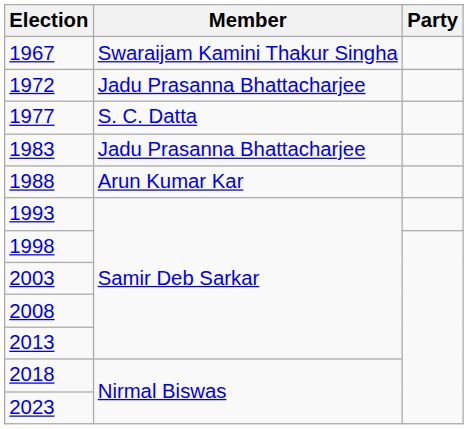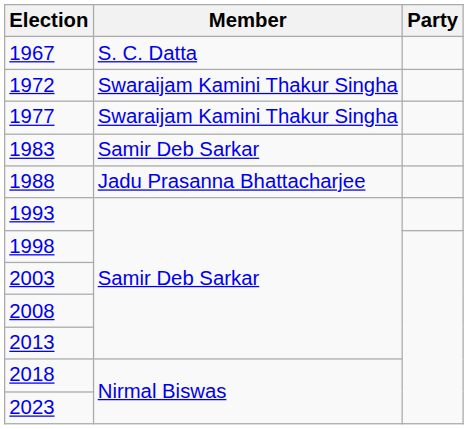(248, 52) Swaraijam Kamini Thakur Singha -> (147, 52) S. C. Datta
(232, 85) Jadu Prasanna Bhattacharjee -> (248, 85) Swaraijam Kamini Thakur Singha
(147, 117) S. C. Datta -> (248, 117) Swaraijam Kamini Thakur Singha
(232, 149) Jadu Prasanna Bhattacharjee -> (178, 149) Samir Deb Sarkar
(171, 181) Arun Kumar Kar -> (232, 181) Jadu Prasanna Bhattacharjee
